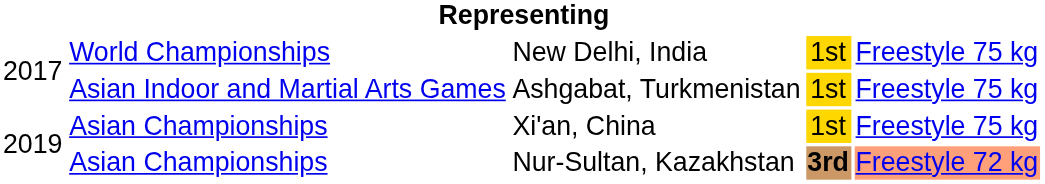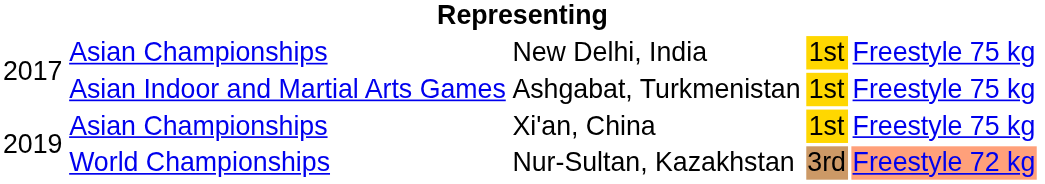(200, 52) World Championships -> (198, 52) Asian Championships
(198, 162) Asian Championships -> (200, 162) World Championships
(828, 162) bold -> (827, 162) normal
